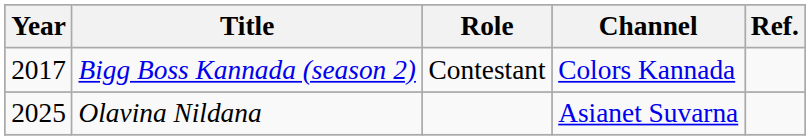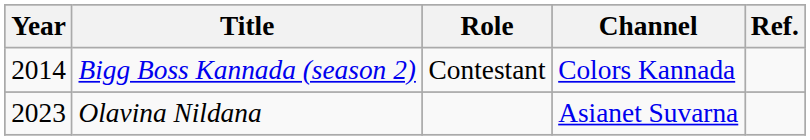(39, 69) 2017 -> (39, 69) 2014
(39, 112) 2025 -> (39, 112) 2023
